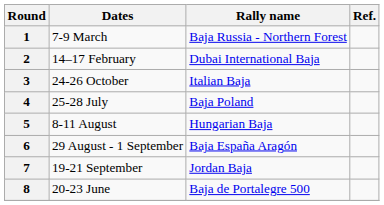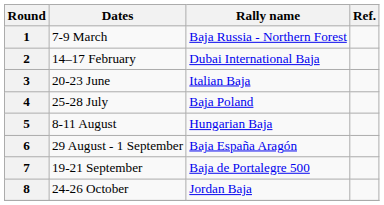(90, 80) 24-26 October -> (81, 80) 20-23 June
(221, 167) Jordan Baja -> (250, 167) Baja de Portalegre 500
(81, 189) 20-23 June -> (90, 189) 24-26 October
(250, 189) Baja de Portalegre 500 -> (221, 189) Jordan Baja
